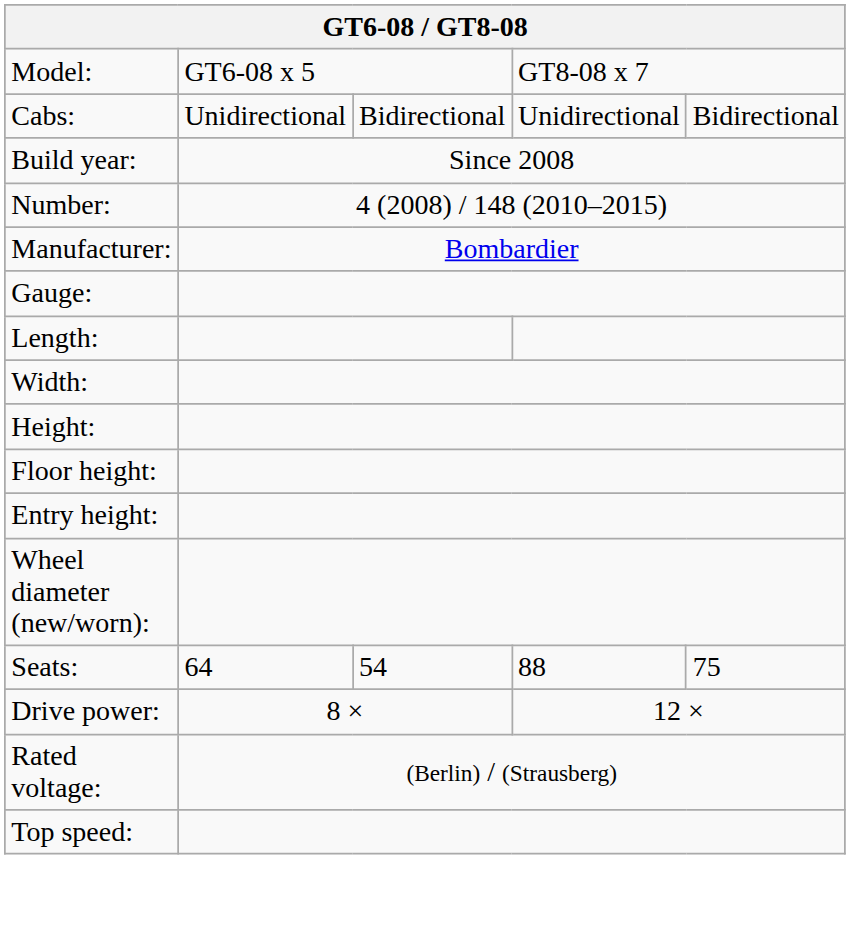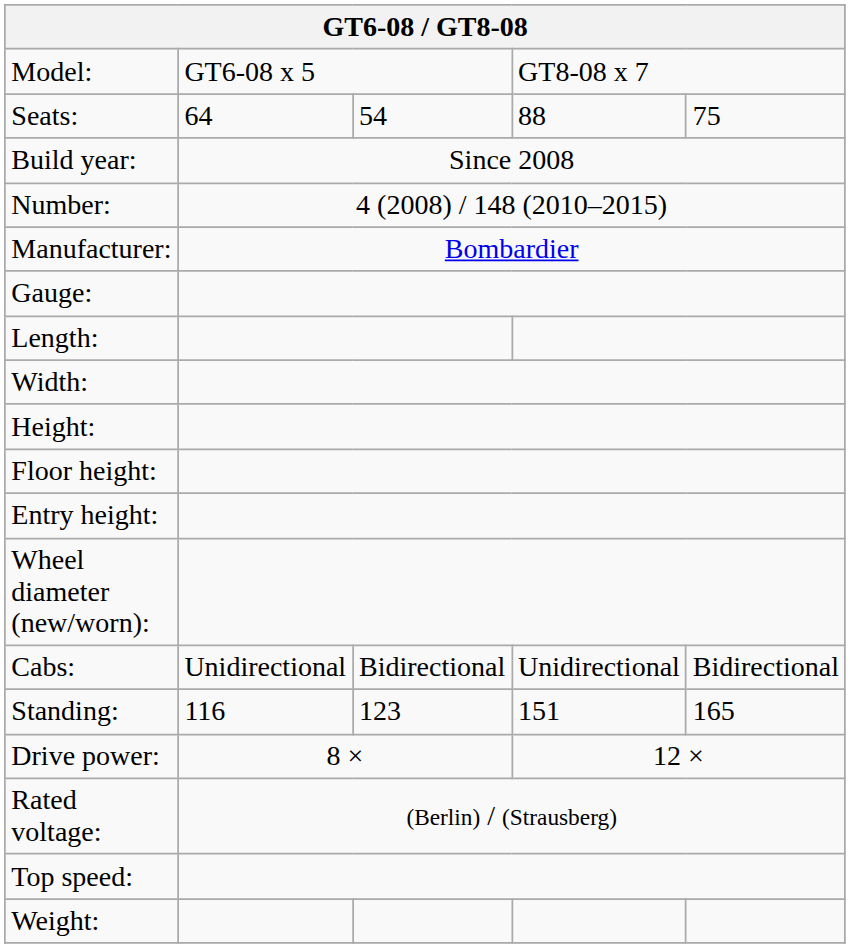rows swapped: (43, 115) <-> (45, 666)
+ row: (65, 711)
+ row: (55, 920)
